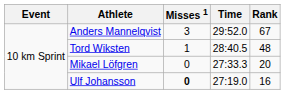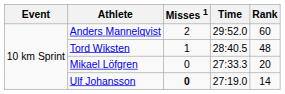(187, 32) 3 -> (187, 32) 2
(265, 32) 67 -> (265, 32) 60
(265, 81) 16 -> (265, 81) 14
